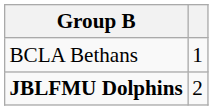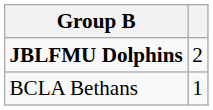rows swapped: (74, 54) <-> (96, 88)
